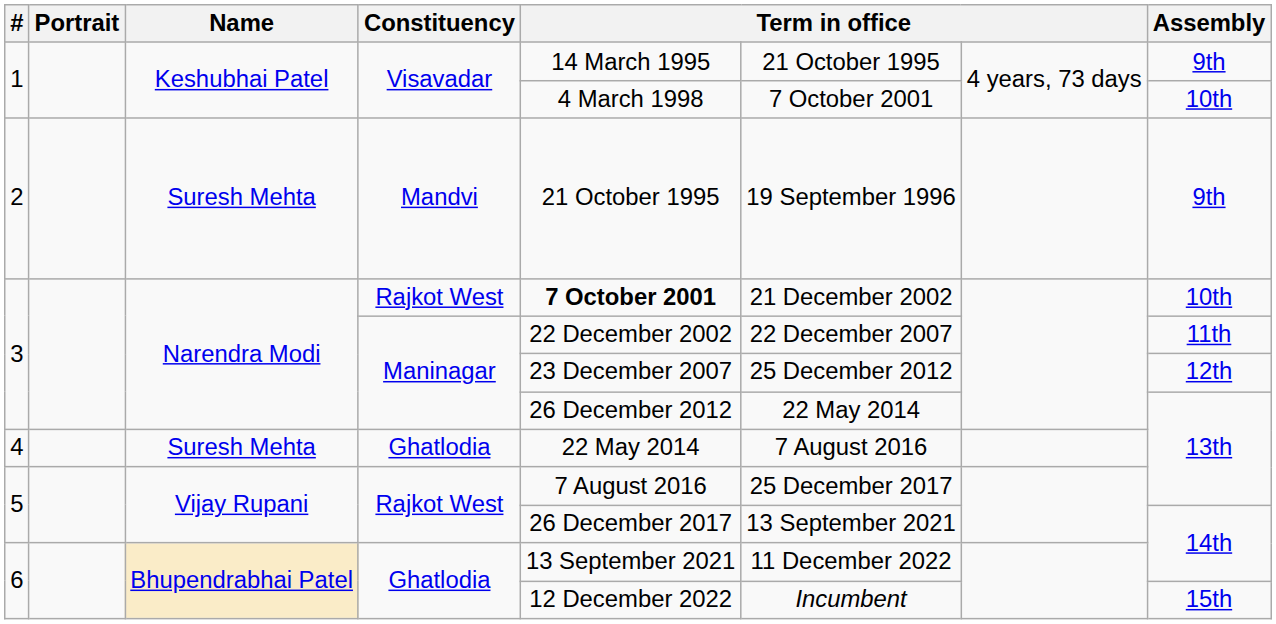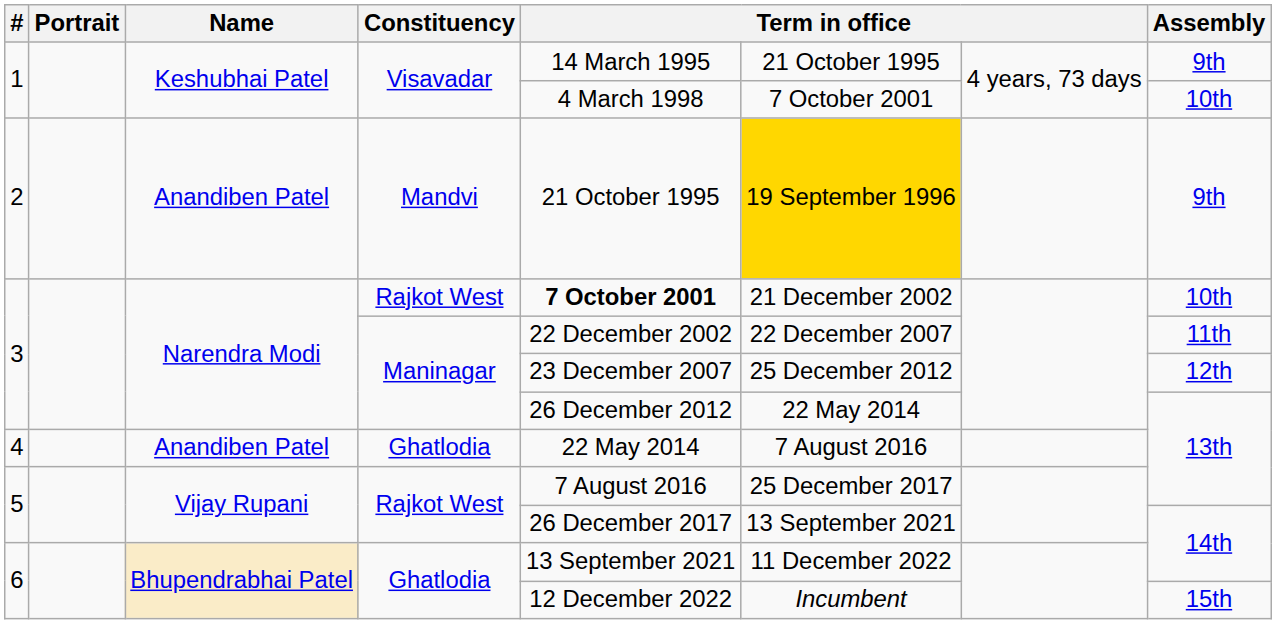(242, 197) Suresh Mehta -> (242, 197) Anandiben Patel
(851, 197) no background -> (851, 197) gold background
(242, 448) Suresh Mehta -> (242, 448) Anandiben Patel
